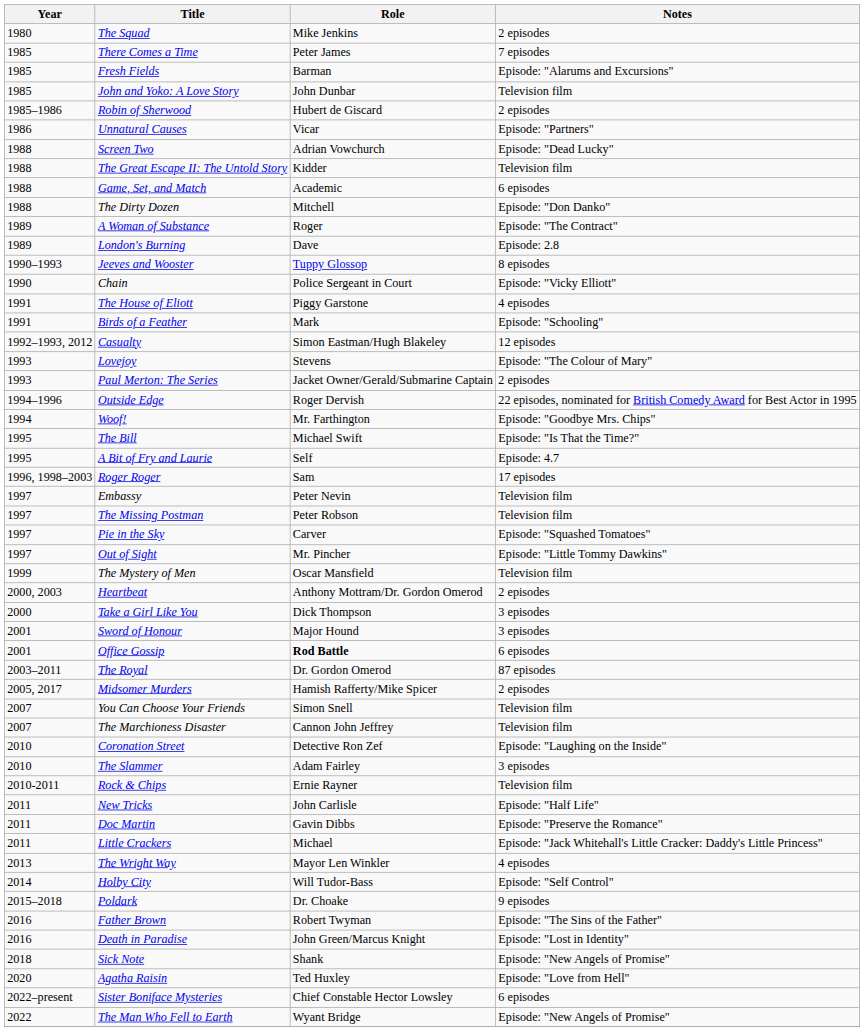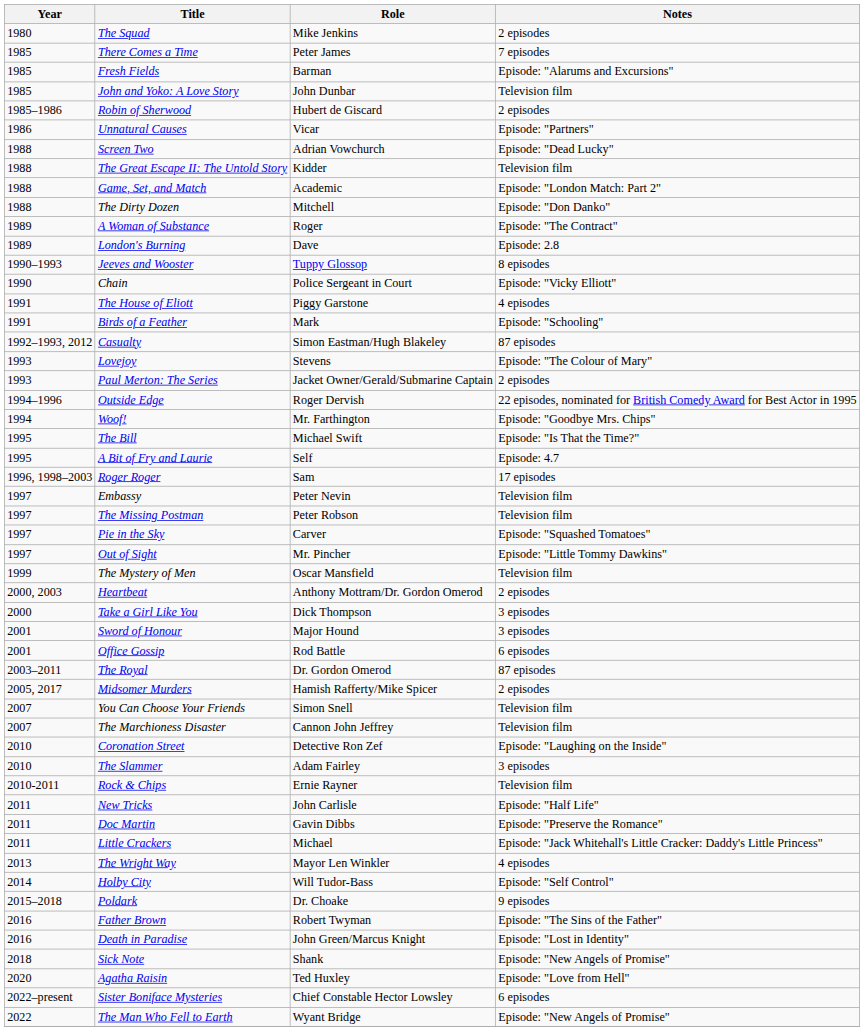(524, 187) 6 episodes -> (580, 187) Episode: "London Match: Part 2"
(527, 341) 12 episodes -> (527, 341) 87 episodes
(321, 650) bold -> (319, 650) normal
